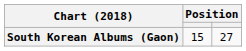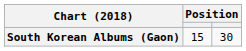(227, 37) 27 -> (227, 37) 30
